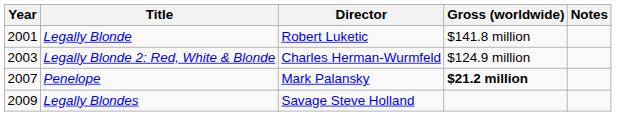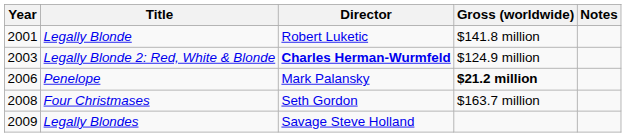(361, 57) normal -> (366, 57) bold
(22, 79) 2007 -> (22, 79) 2006
+ row: (97, 100)
